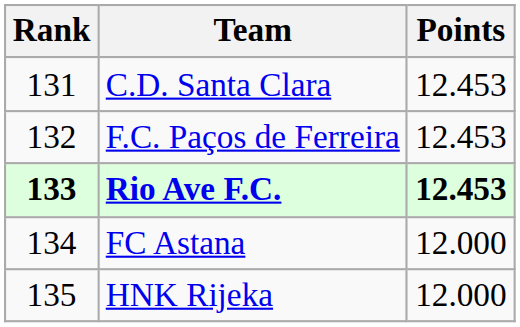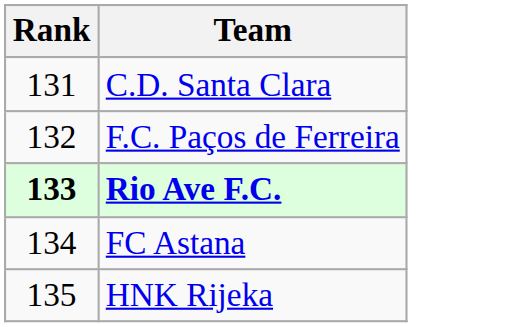- column: (461, 30)
